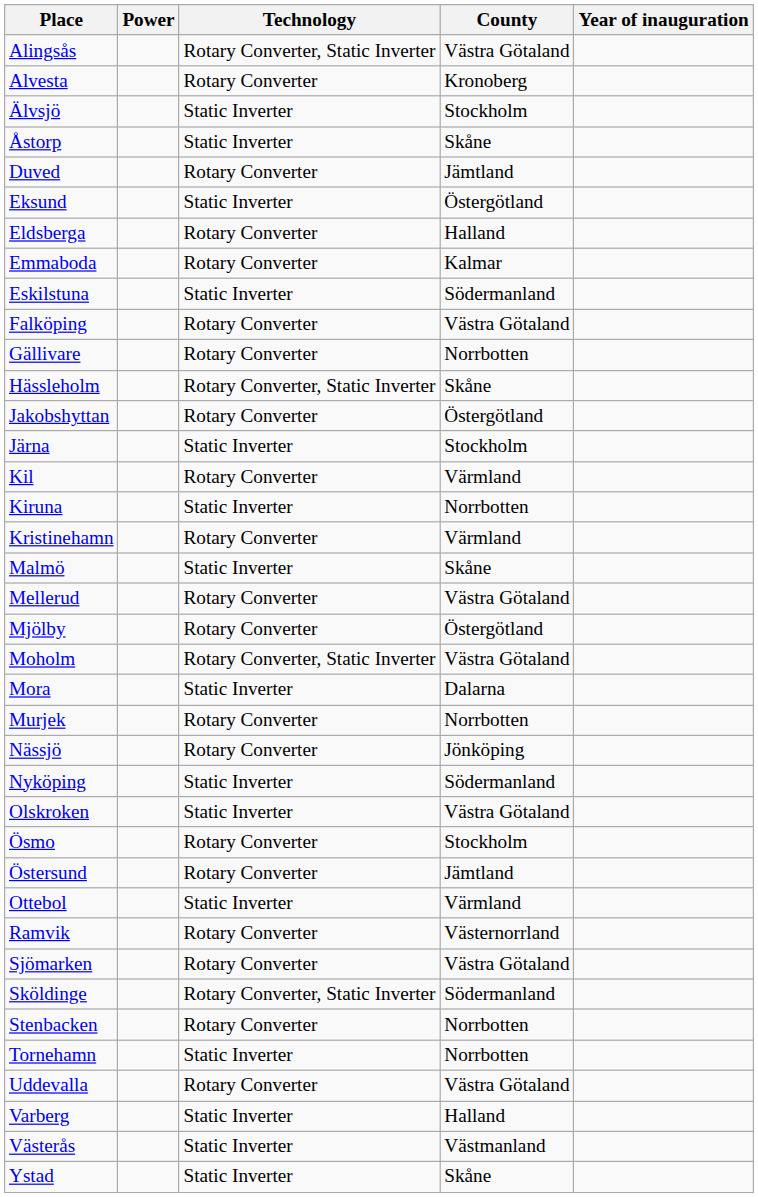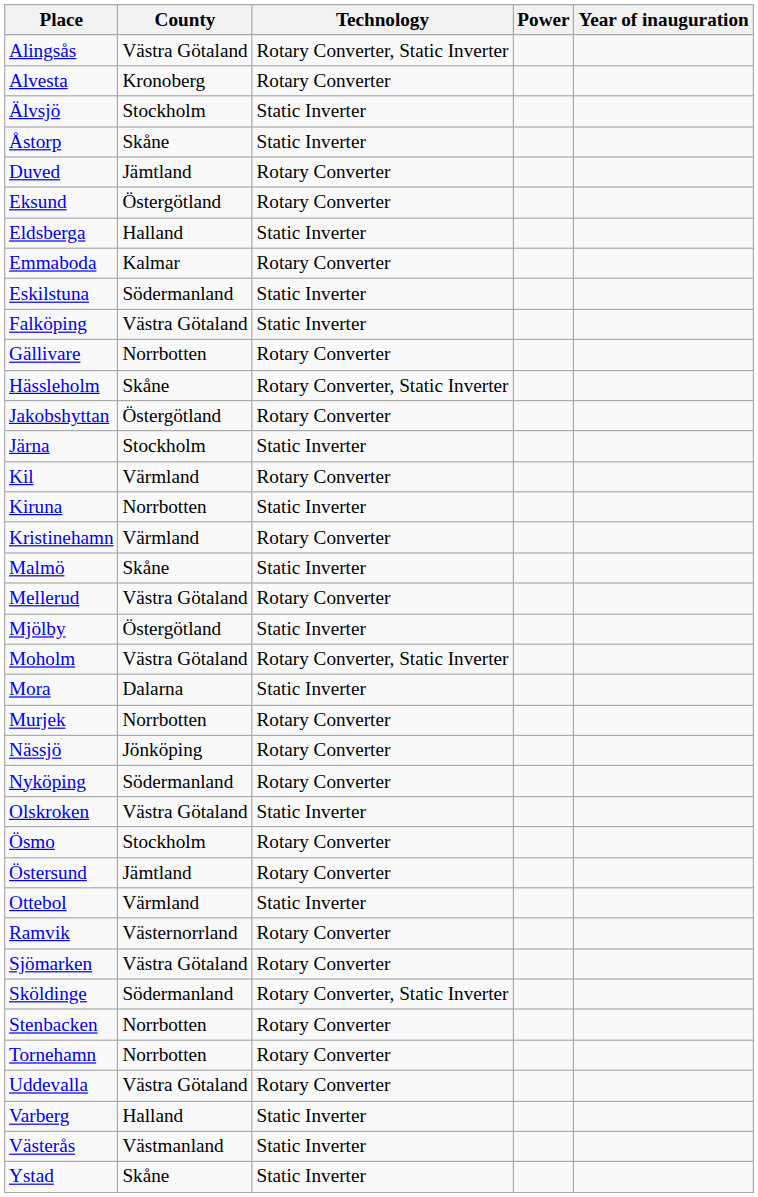columns swapped: (507, 19) <-> (149, 19)
(238, 202) Static Inverter -> (323, 202) Rotary Converter
(250, 232) Rotary Converter -> (311, 232) Static Inverter
(250, 324) Rotary Converter -> (311, 324) Static Inverter
(250, 628) Rotary Converter -> (311, 628) Static Inverter
(238, 780) Static Inverter -> (323, 780) Rotary Converter
(238, 1055) Static Inverter -> (323, 1055) Rotary Converter
